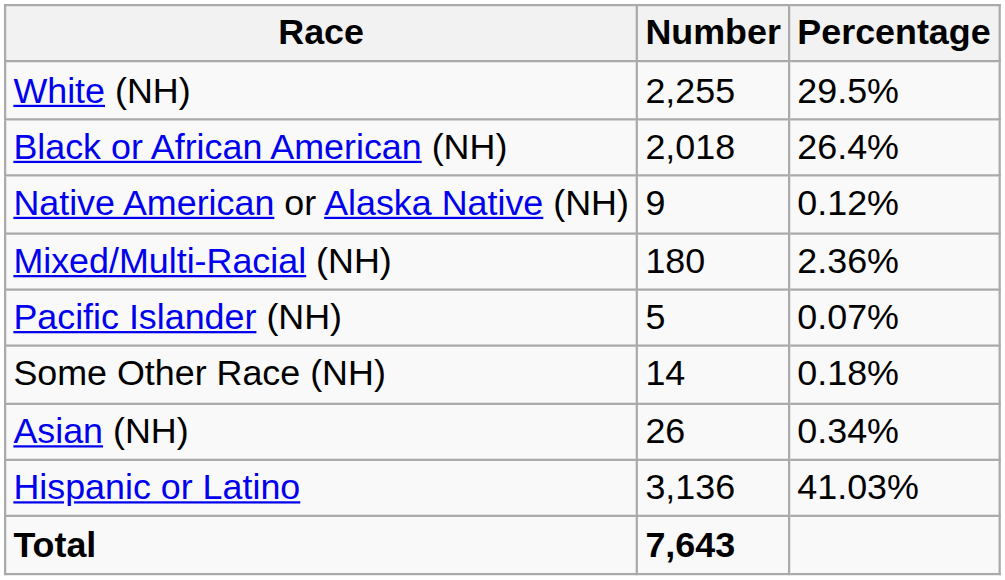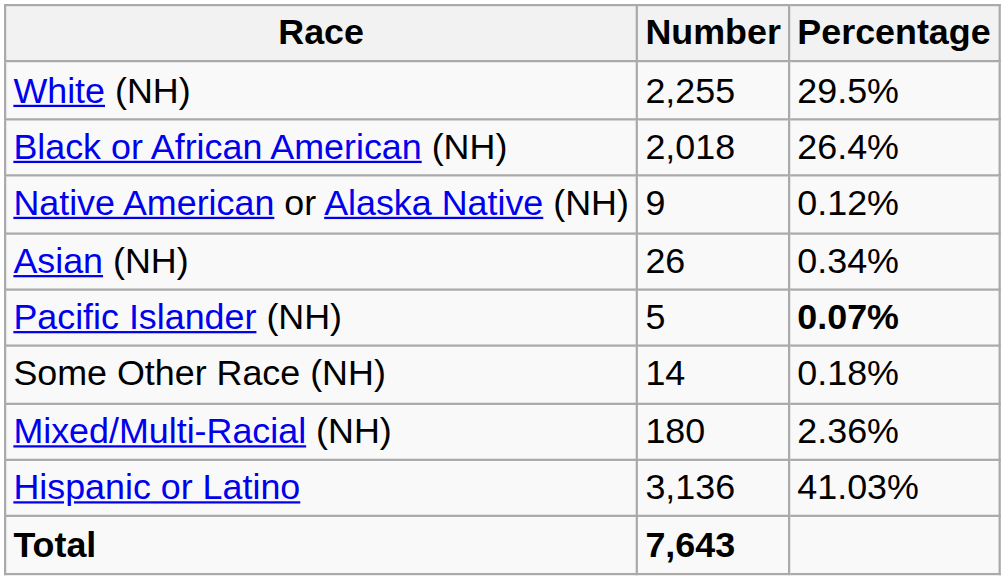rows swapped: (101, 430) <-> (203, 260)
(848, 317) normal -> (848, 317) bold
